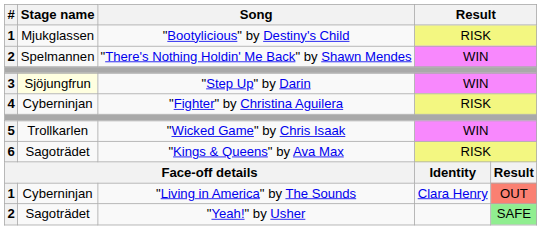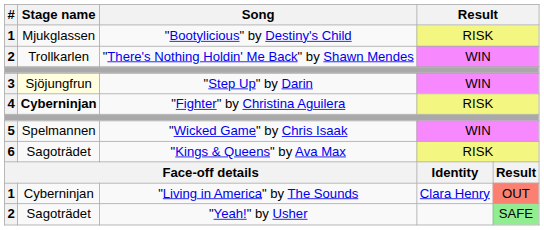(58, 56) Spelmannen -> (59, 56) Trollkarlen
(58, 104) normal -> (59, 104) bold
(58, 131) Trollkarlen -> (59, 131) Spelmannen
